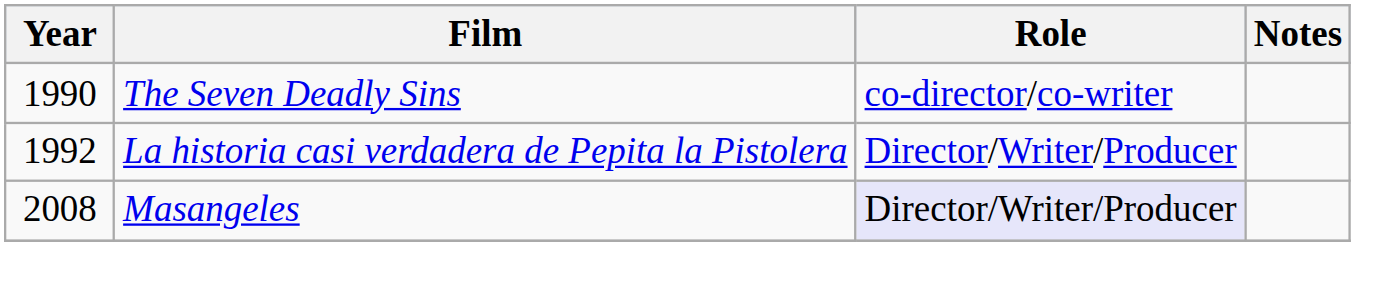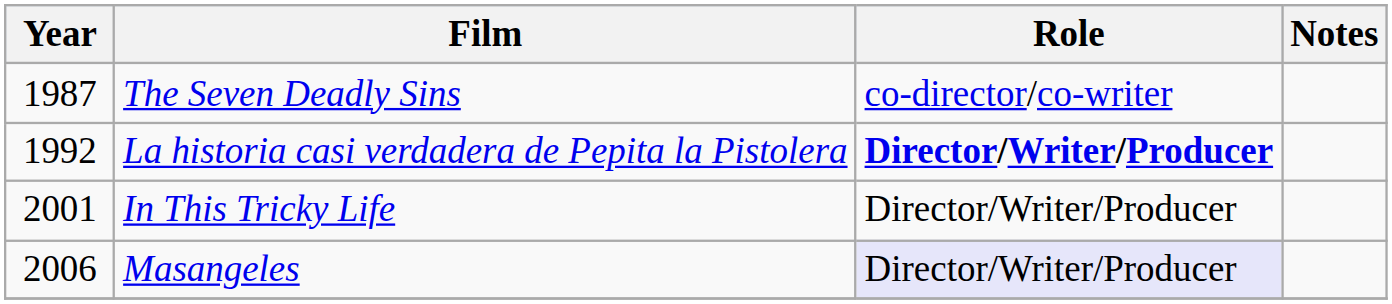(60, 92) 1990 -> (60, 92) 1987
(1051, 151) normal -> (1069, 151) bold
+ row: (259, 209)
(60, 209) 2008 -> (60, 268) 2006
